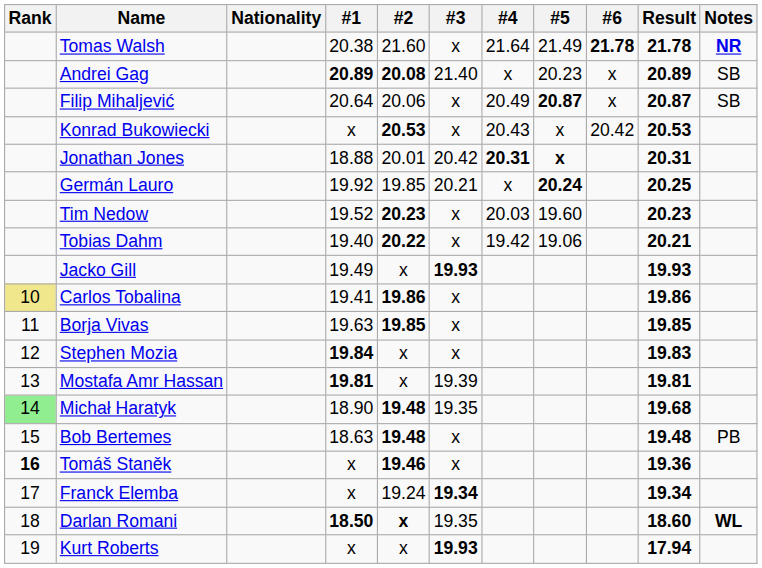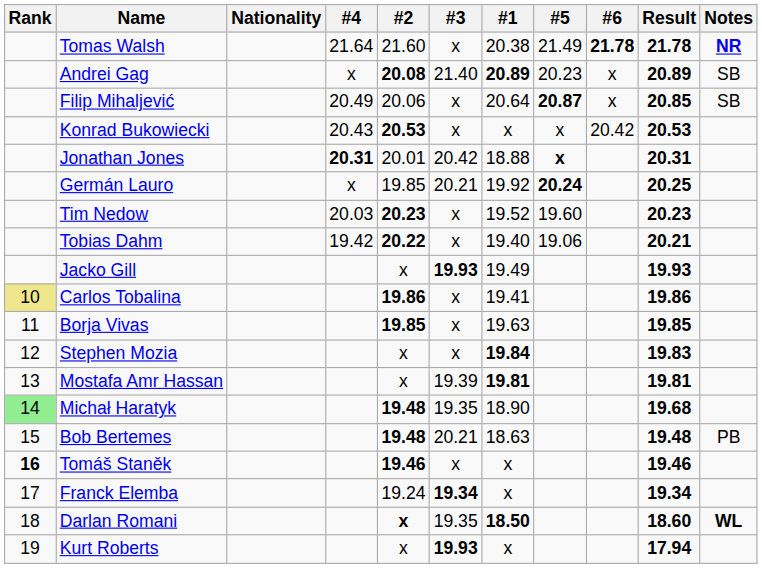columns swapped: (351, 18) <-> (508, 18)
(669, 102) 20.87 -> (669, 102) 20.85
(456, 437) x -> (456, 437) 20.21
(669, 465) 19.36 -> (669, 465) 19.46
